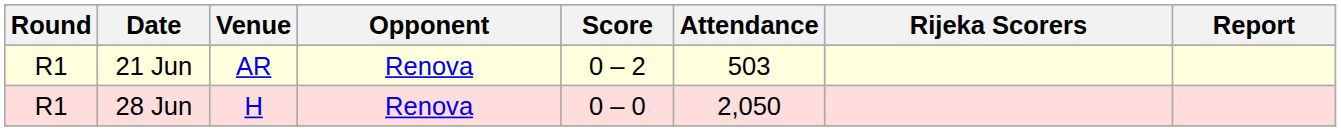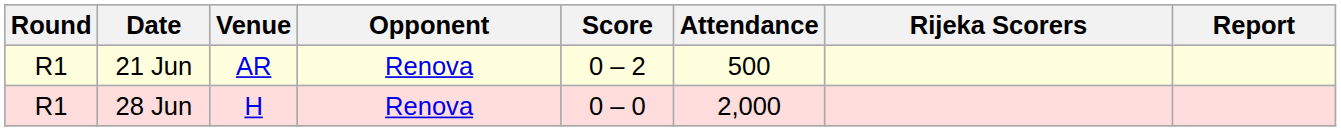(749, 66) 503 -> (749, 66) 500
(749, 106) 2,050 -> (749, 106) 2,000
